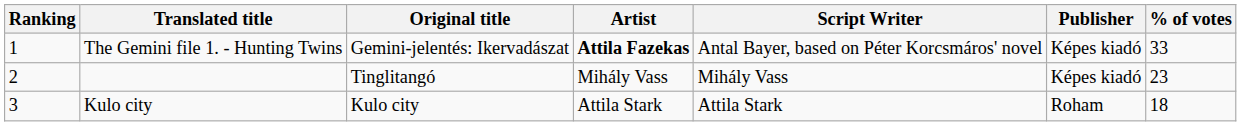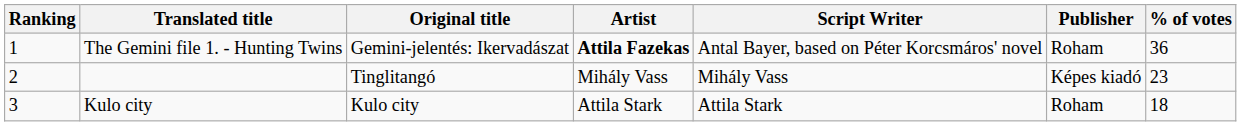(1096, 47) Képes kiadó -> (1077, 47) Roham
(1159, 47) 33 -> (1159, 47) 36
